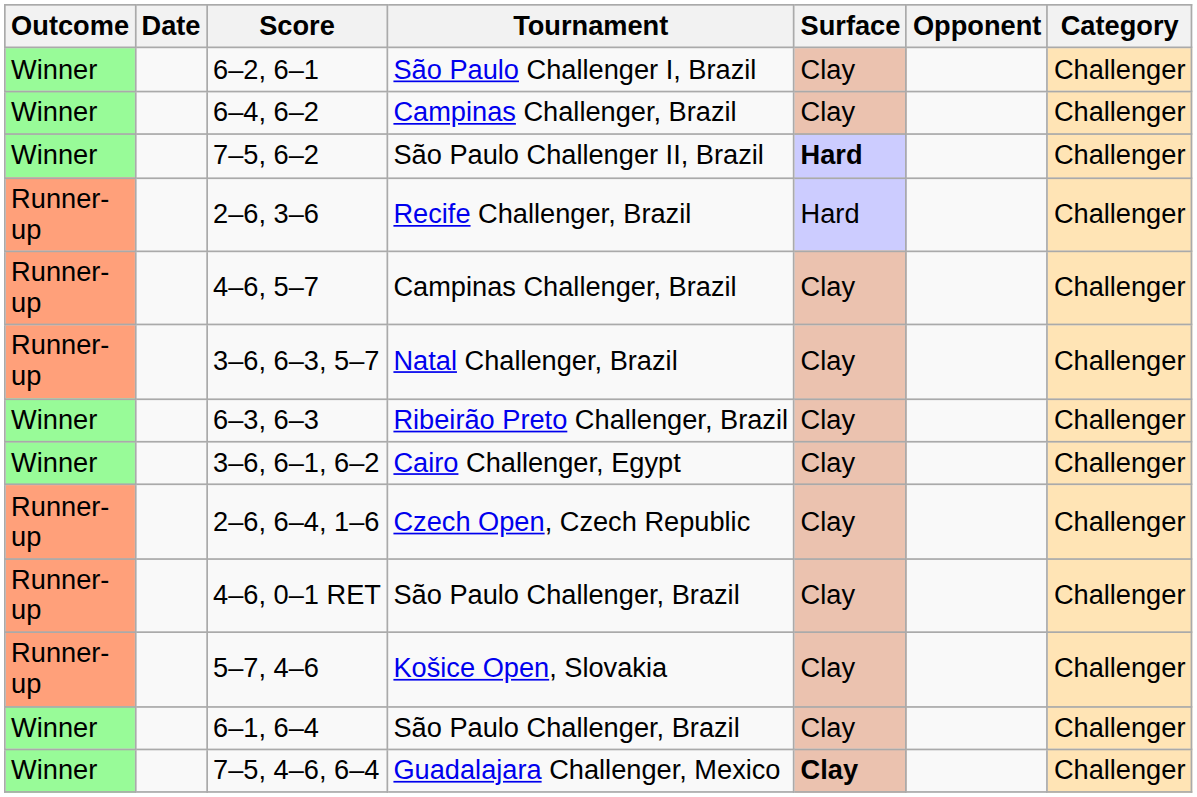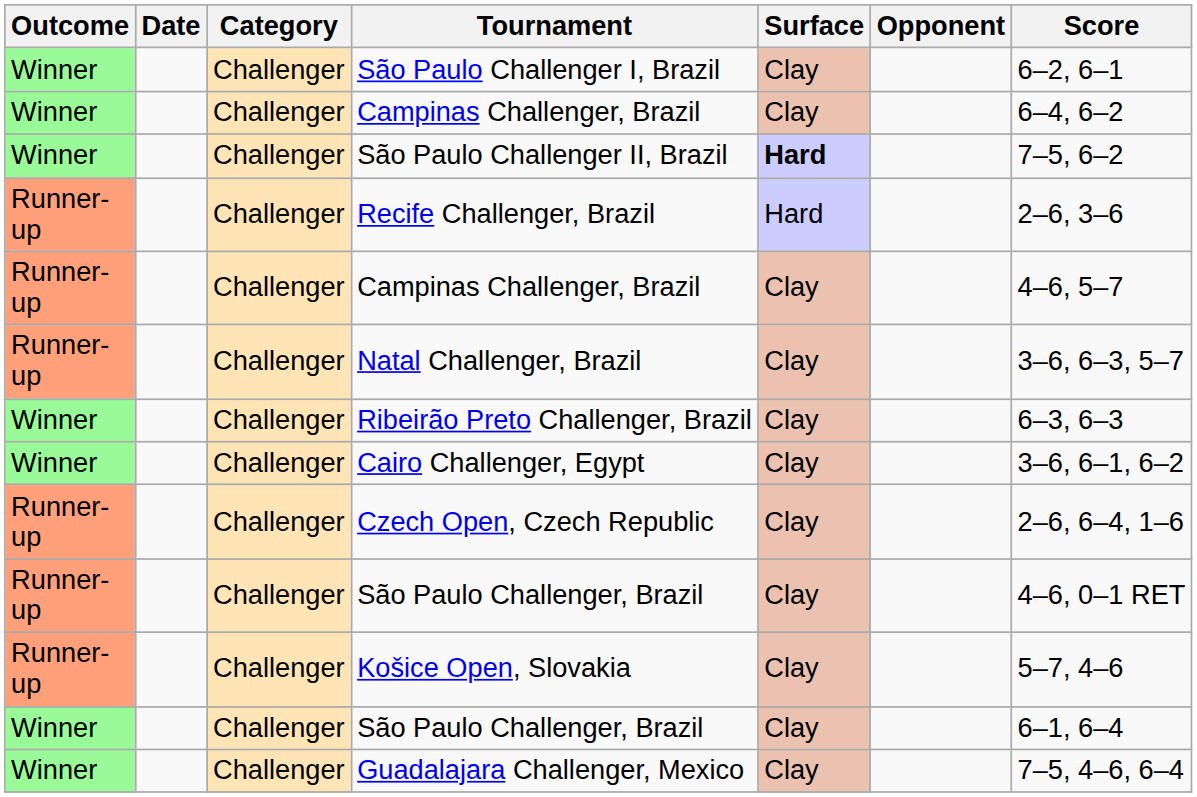columns swapped: (1120, 26) <-> (297, 26)
(829, 770) bold -> (792, 770) normal
